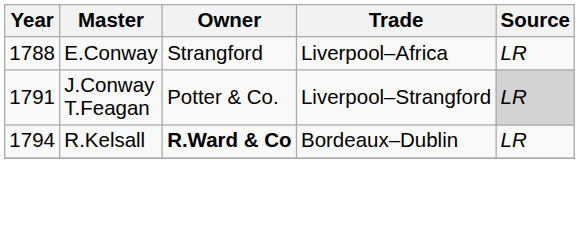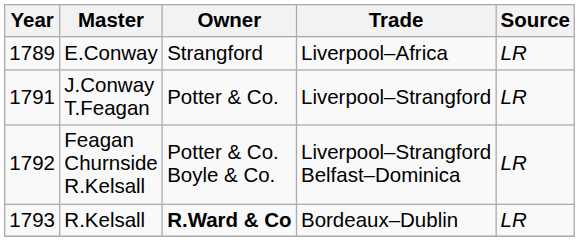(32, 53) 1788 -> (32, 53) 1789
(514, 97) lightgrey background -> (514, 97) no background
+ row: (111, 164)
(32, 141) 1794 -> (32, 219) 1793
